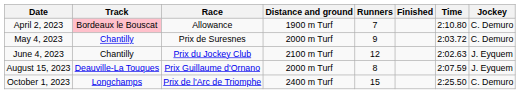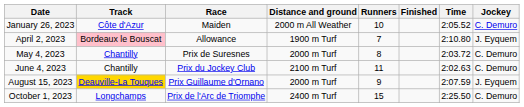+ row: (40, 26)
(492, 26) C. Demuro -> (496, 40) J. Eyquem
(375, 40) 9 -> (379, 54) 8
(375, 54) 12 -> (379, 68) 11
(492, 54) J. Eyquem -> (496, 68) C. Demuro
(117, 68) no background -> (121, 82) gold background
(375, 68) 8 -> (379, 82) 9
